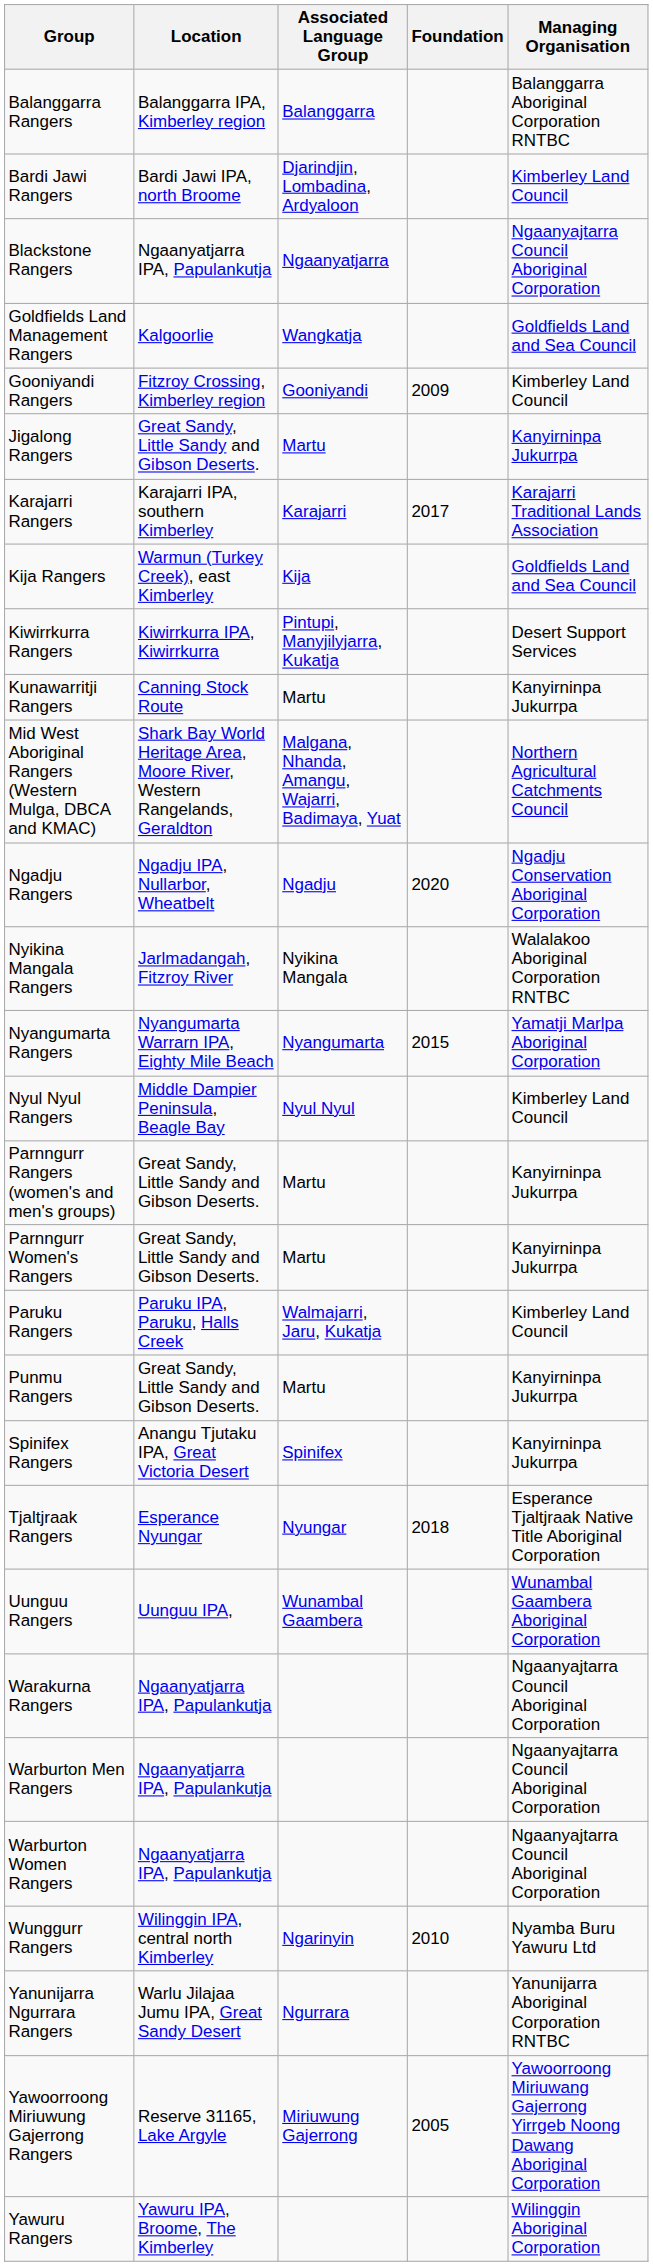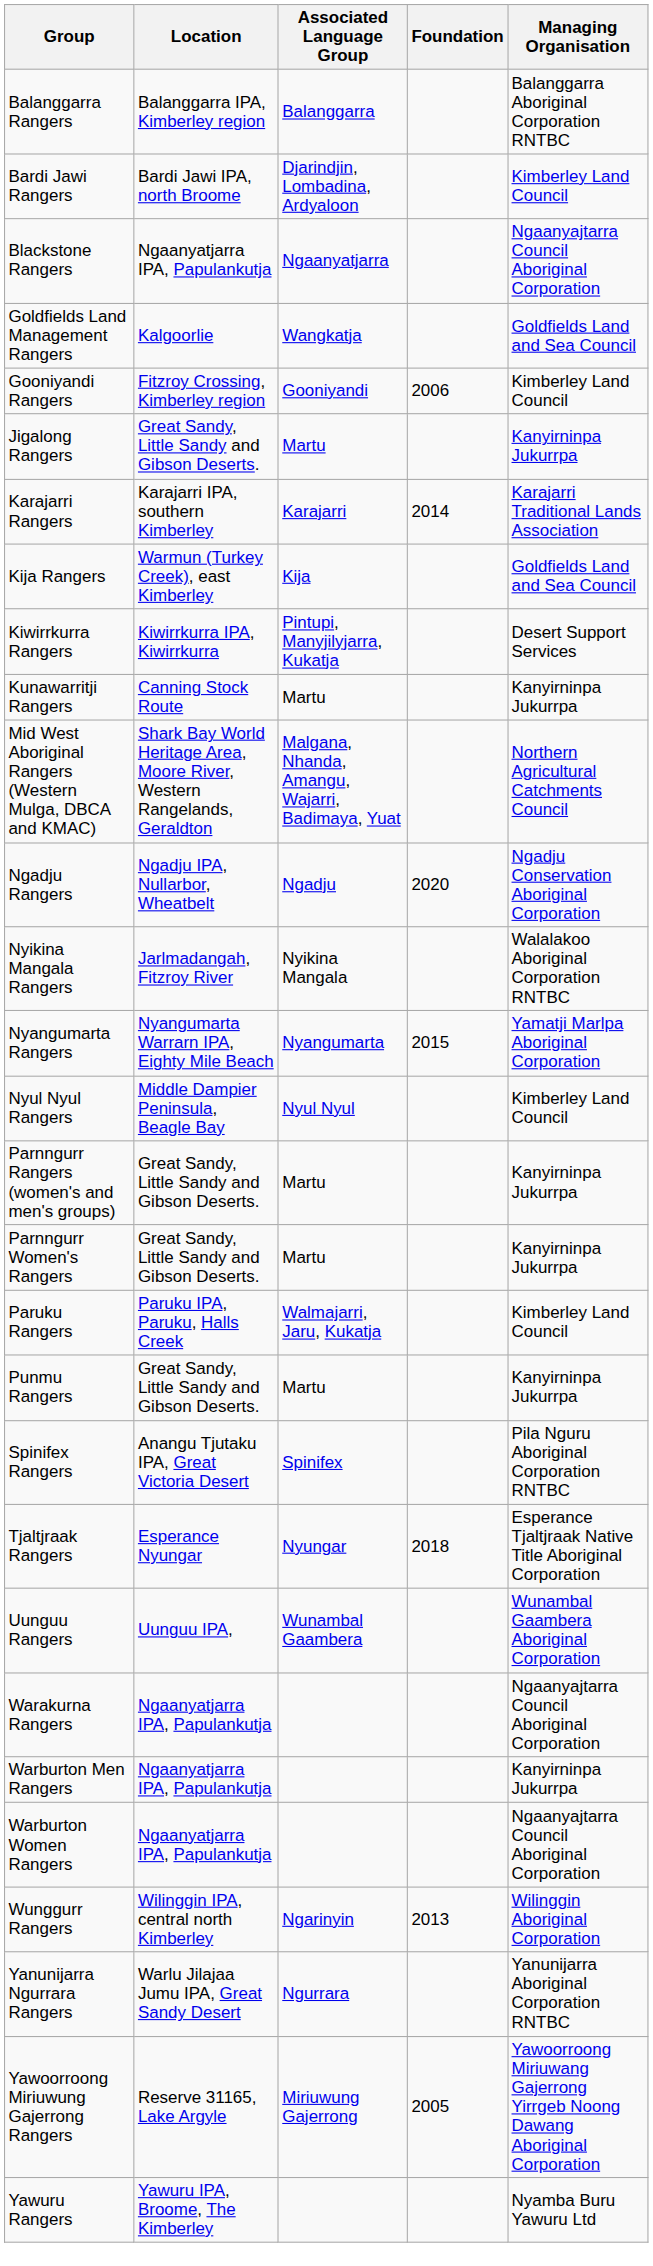(430, 390) 2009 -> (430, 390) 2006
(430, 511) 2017 -> (430, 511) 2014
(556, 1452) Kanyirninpa Jukurrpa -> (556, 1462) Pila Nguru Aboriginal Corporation RNTBC
(565, 1779) Ngaanyajtarra Council Aboriginal Corporation -> (556, 1779) Kanyirninpa Jukurrpa
(430, 1938) 2010 -> (430, 1919) 2013
(563, 1938) Nyamba Buru Yawuru Ltd -> (556, 1919) Wilinggin Aboriginal Corporation
(556, 2228) Wilinggin Aboriginal Corporation -> (563, 2209) Nyamba Buru Yawuru Ltd
